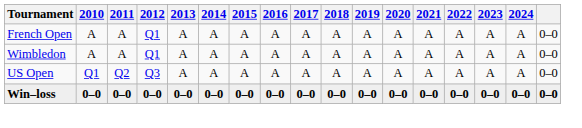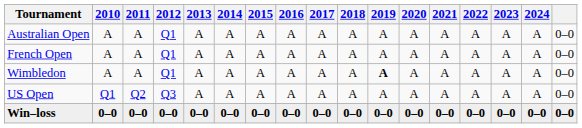+ row: (48, 34)
(367, 53) normal -> (383, 73) bold
